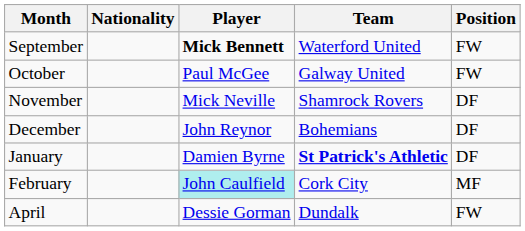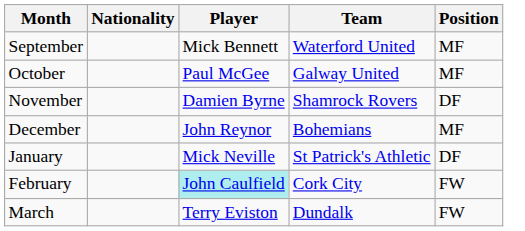(233, 45) bold -> (230, 45) normal
(469, 45) FW -> (451, 45) MF
(469, 73) FW -> (451, 73) MF
(229, 101) Mick Neville -> (234, 101) Damien Byrne
(467, 128) DF -> (451, 128) MF
(234, 156) Damien Byrne -> (229, 156) Mick Neville
(373, 156) bold -> (362, 156) normal
(468, 184) MF -> (452, 184) FW
+ row: (31, 211)
- row: (27, 211)
